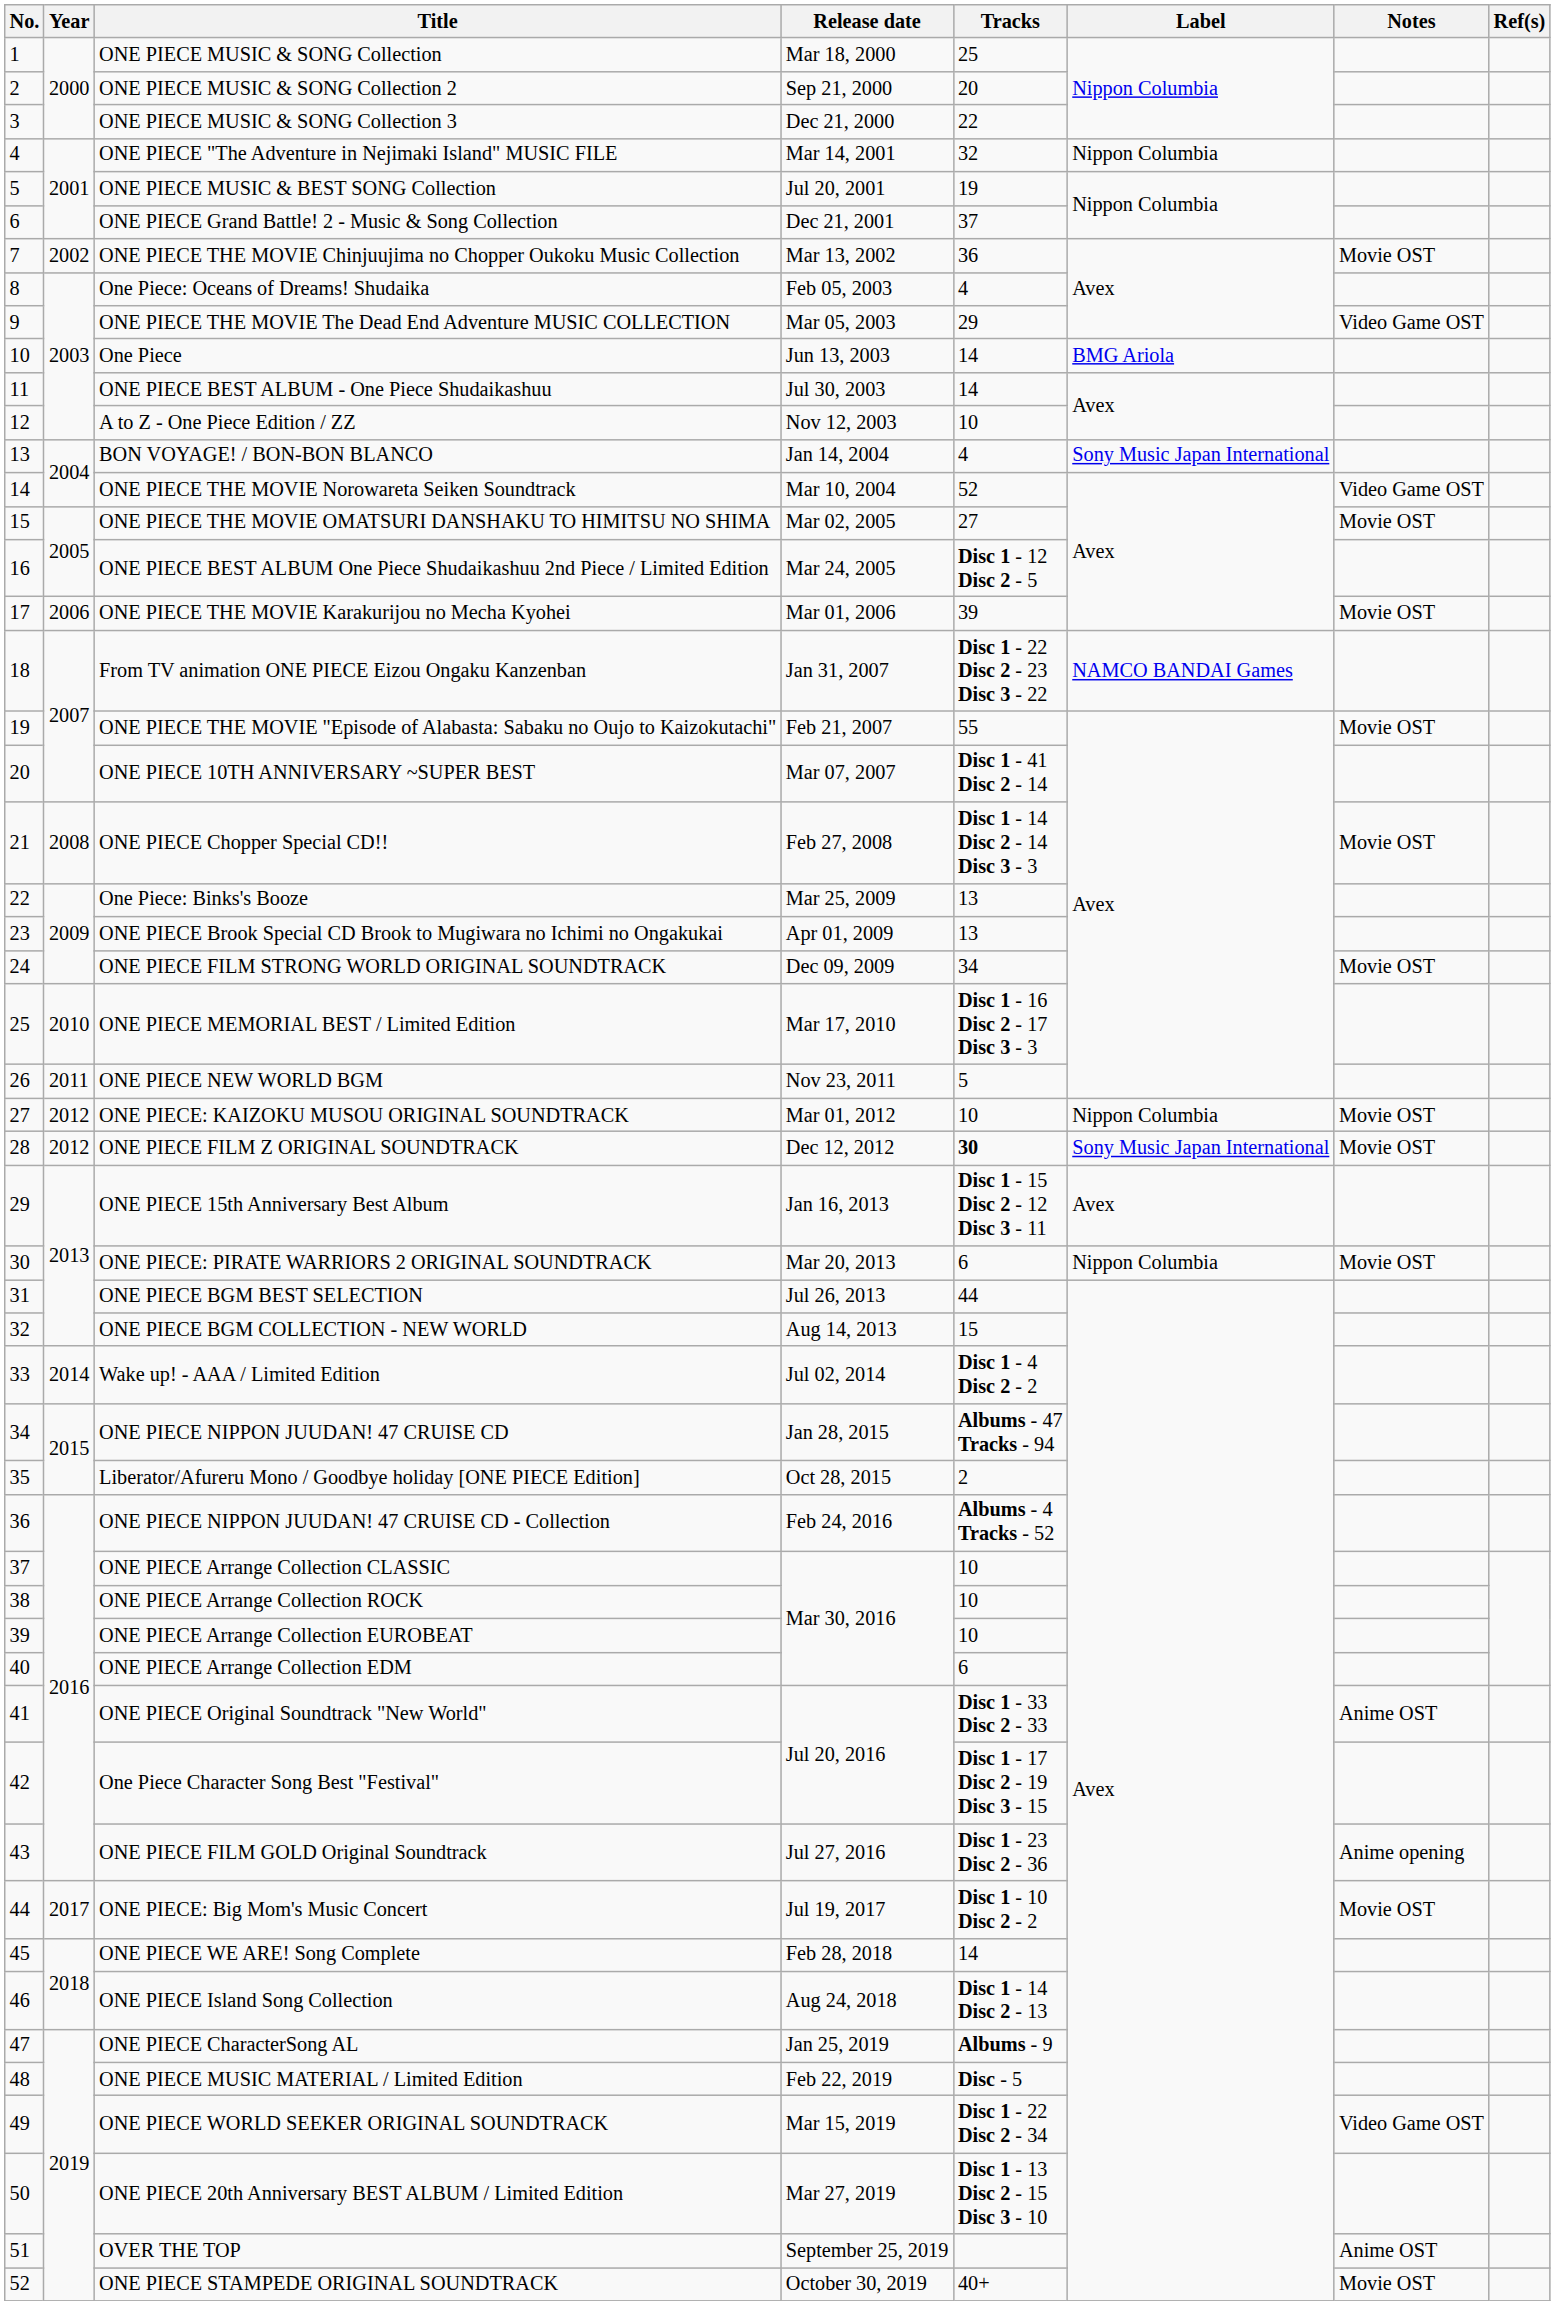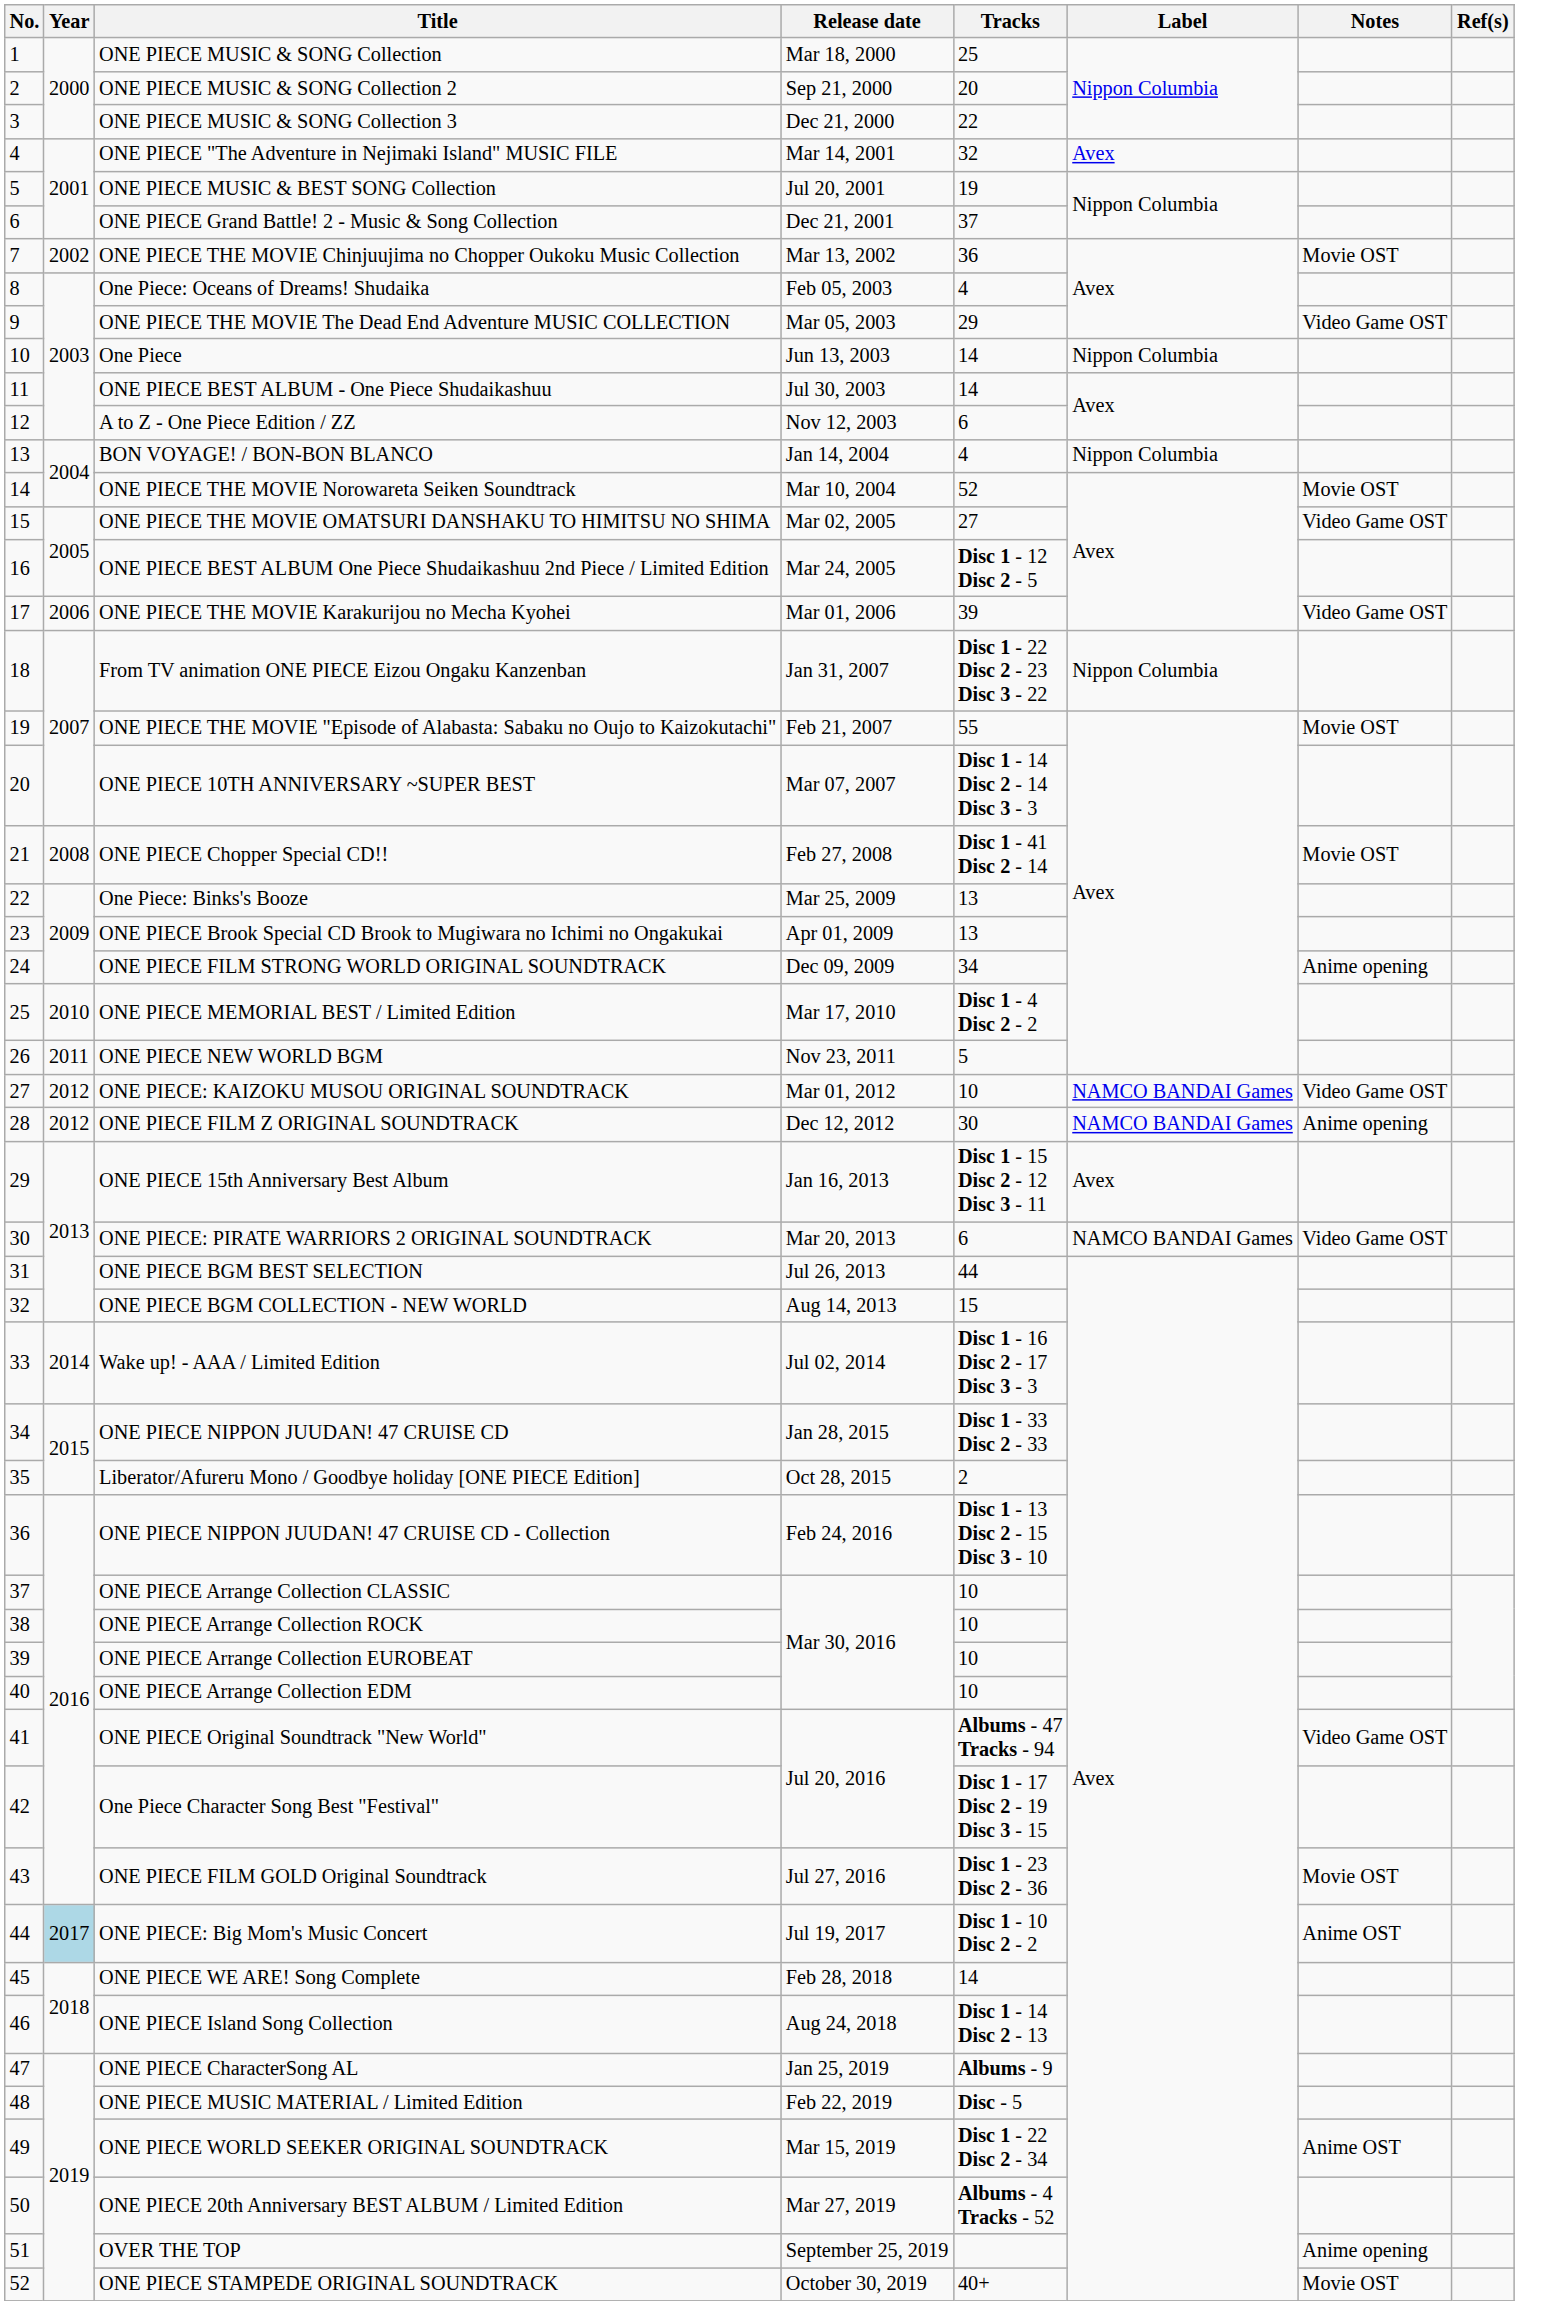(1145, 154) Nippon Columbia -> (1093, 154) Avex
(1123, 355) BMG Ariola -> (1145, 355) Nippon Columbia
(968, 421) 10 -> (963, 421) 6
(1201, 455) Sony Music Japan International -> (1145, 455) Nippon Columbia
(1411, 488) Video Game OST -> (1350, 488) Movie OST
(1387, 522) Movie OST -> (1375, 522) Video Game OST
(1387, 612) Movie OST -> (1375, 612) Video Game OST
(1183, 670) NAMCO BANDAI Games -> (1145, 670) Nippon Columbia
(1003, 772) Disc 1 - 41 Disc 2 - 14 -> (1003, 784) Disc 1 - 14 Disc 2 - 14 Disc 3 - 3
(1003, 842) Disc 1 - 14 Disc 2 - 14 Disc 3 - 3 -> (1003, 853) Disc 1 - 41 Disc 2 - 14
(1387, 966) Movie OST -> (1365, 966) Anime opening
(1003, 1023) Disc 1 - 16 Disc 2 - 17 Disc 3 - 3 -> (998, 1011) Disc 1 - 4 Disc 2 - 2
(1145, 1114) Nippon Columbia -> (1183, 1090) NAMCO BANDAI Games
(1387, 1114) Movie OST -> (1375, 1090) Video Game OST
(968, 1147) bold -> (968, 1123) normal
(1201, 1147) Sony Music Japan International -> (1183, 1123) NAMCO BANDAI Games
(1387, 1147) Movie OST -> (1365, 1123) Anime opening
(1145, 1262) Nippon Columbia -> (1183, 1238) NAMCO BANDAI Games
(1387, 1262) Movie OST -> (1375, 1238) Video Game OST
(998, 1374) Disc 1 - 4 Disc 2 - 2 -> (1003, 1362) Disc 1 - 16 Disc 2 - 17 Disc 3 - 3
(1010, 1431) Albums - 47 Tracks - 94 -> (1003, 1431) Disc 1 - 33 Disc 2 - 33
(1006, 1522) Albums - 4 Tracks - 52 -> (1003, 1534) Disc 1 - 13 Disc 2 - 15 Disc 3 - 10
(963, 1668) 6 -> (968, 1691) 10
(1003, 1713) Disc 1 - 33 Disc 2 - 33 -> (1010, 1737) Albums - 47 Tracks - 94
(1388, 1713) Anime OST -> (1375, 1737) Video Game OST
(1402, 1851) Anime opening -> (1350, 1875) Movie OST
(69, 1909) no background -> (69, 1932) lightblue background
(1387, 1909) Movie OST -> (1352, 1932) Anime OST
(1411, 2123) Video Game OST -> (1352, 2147) Anime OST
(1003, 2193) Disc 1 - 13 Disc 2 - 15 Disc 3 - 10 -> (1006, 2204) Albums - 4 Tracks - 52
(1388, 2250) Anime OST -> (1365, 2250) Anime opening
